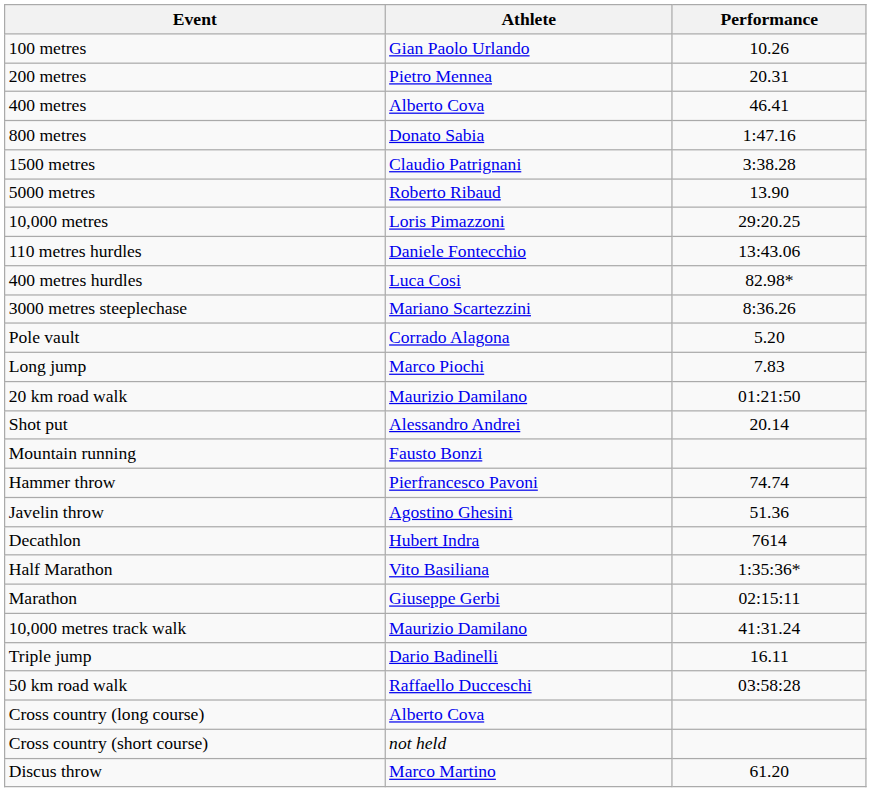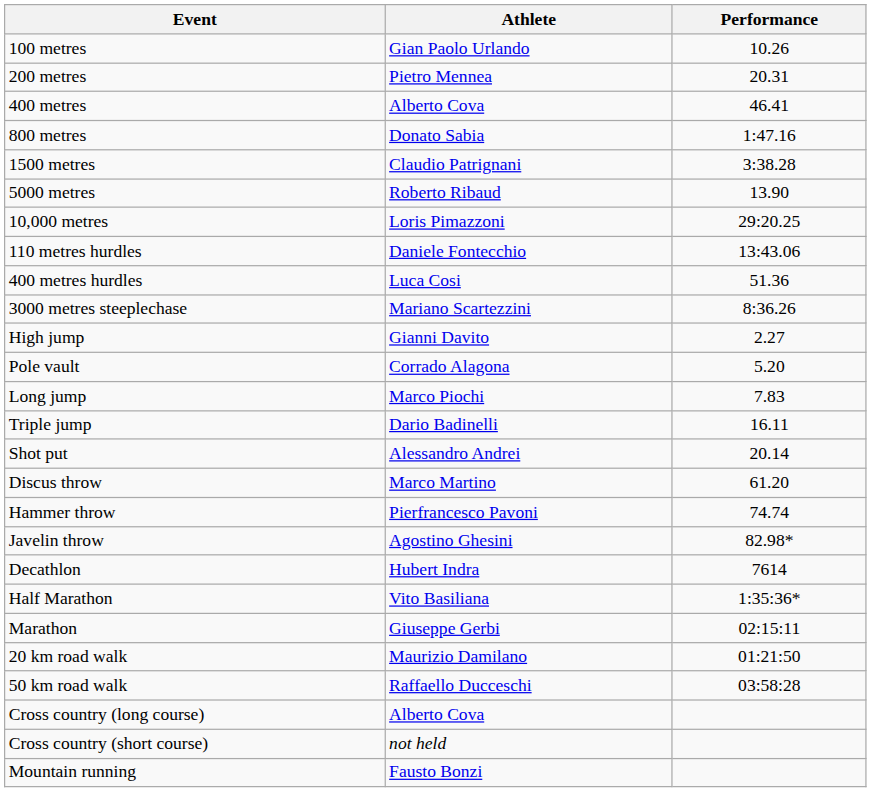(769, 280) 82.98* -> (769, 280) 51.36
+ row: (47, 338)
rows swapped: (50, 656) <-> (68, 396)
rows swapped: (55, 772) <-> (72, 454)
(769, 511) 51.36 -> (769, 540) 82.98*
- row: (97, 627)
